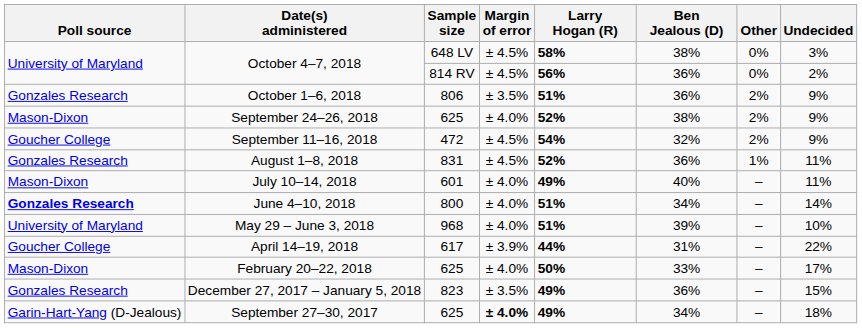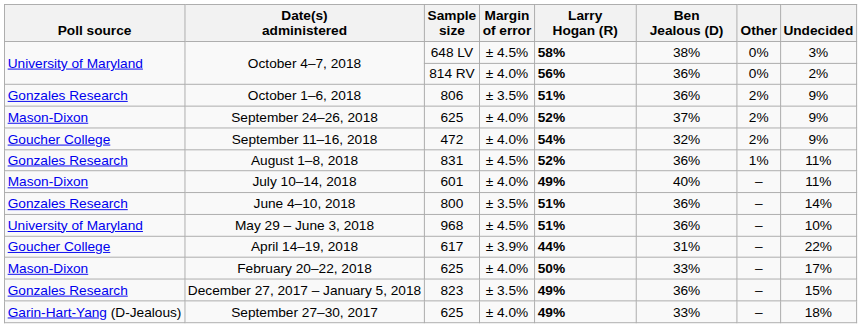(507, 74) ± 4.5% -> (507, 74) ± 4.0%
(687, 117) 38% -> (687, 117) 37%
(507, 139) ± 4.5% -> (507, 139) ± 4.0%
(71, 204) bold -> (68, 204) normal
(507, 204) ± 4.0% -> (507, 204) ± 3.5%
(687, 204) 34% -> (687, 204) 36%
(507, 225) ± 4.0% -> (507, 225) ± 4.5%
(687, 225) 39% -> (687, 225) 36%
(507, 312) bold -> (507, 312) normal
(687, 312) 34% -> (687, 312) 33%
